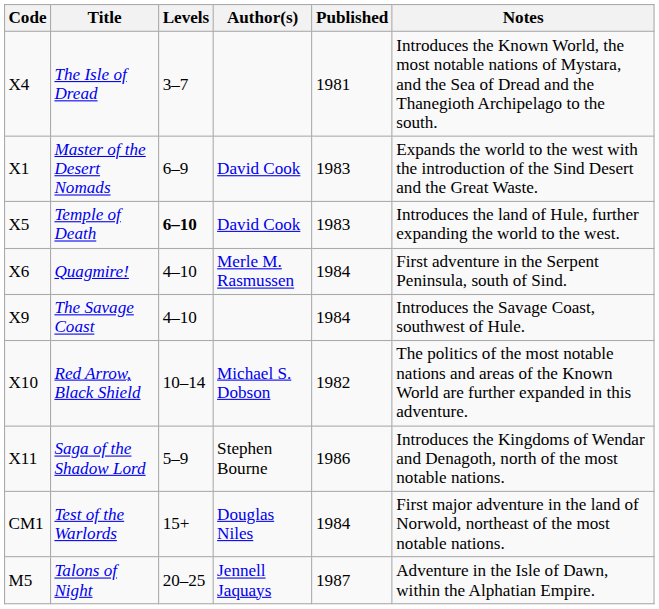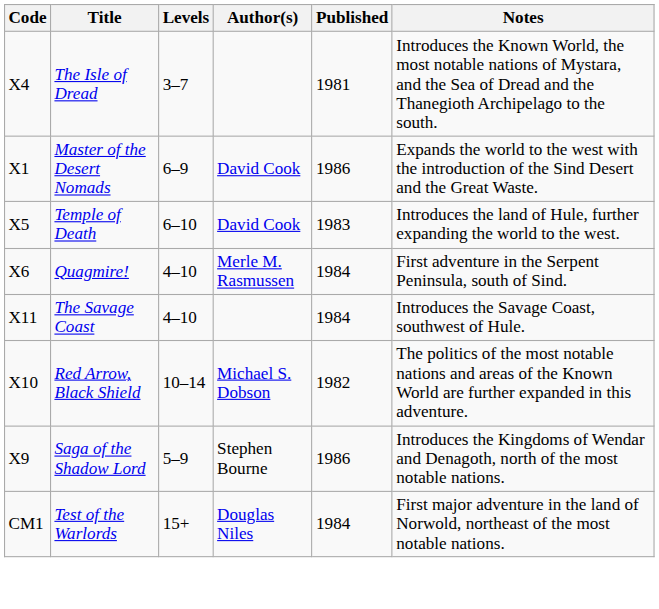(333, 168) 1983 -> (333, 168) 1986
(180, 224) bold -> (180, 224) normal
(19, 317) X9 -> (23, 317) X11
(23, 458) X11 -> (19, 458) X9
- row: (86, 580)
